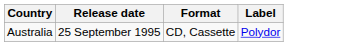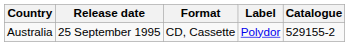+ column: (314, 13)
